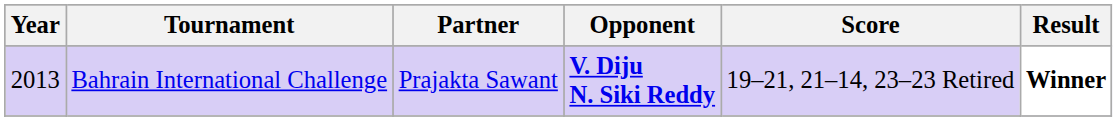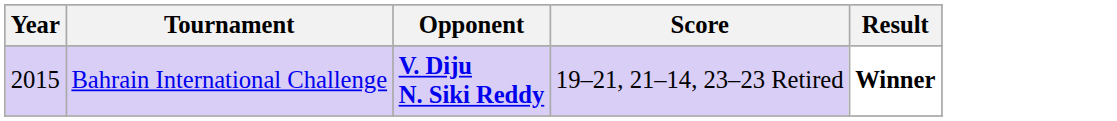- column: (478, 25)
(35, 80) 2013 -> (35, 80) 2015
